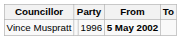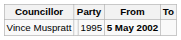(91, 27) 1996 -> (91, 27) 1995
